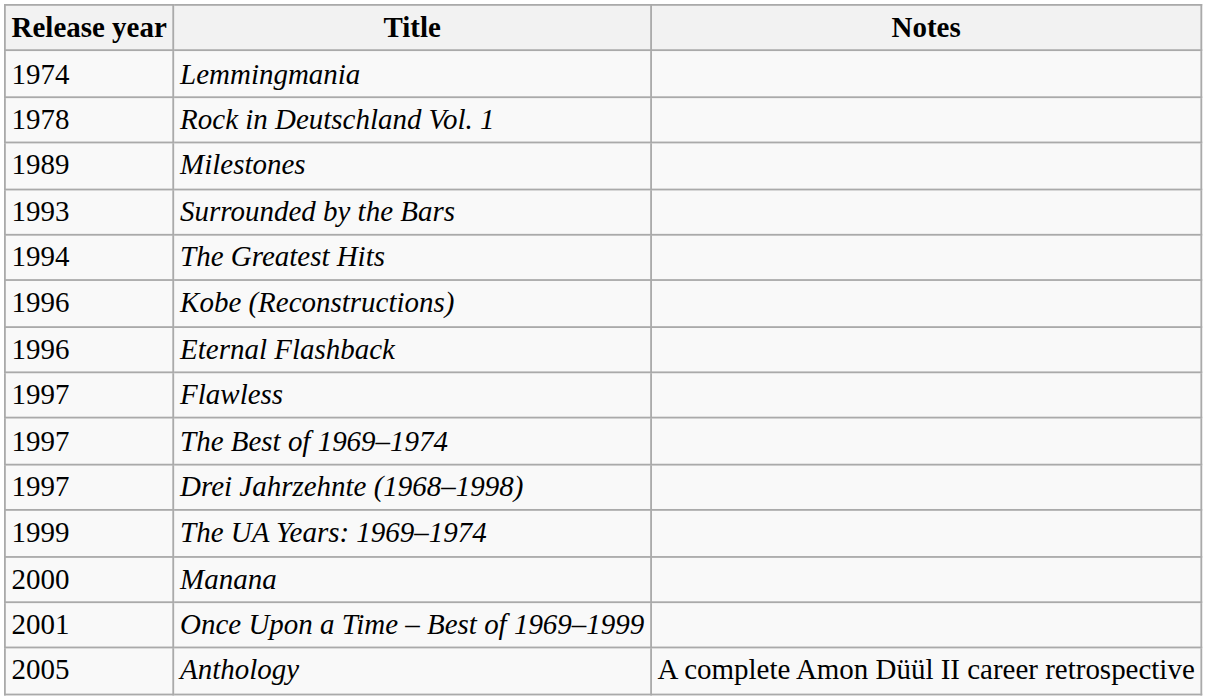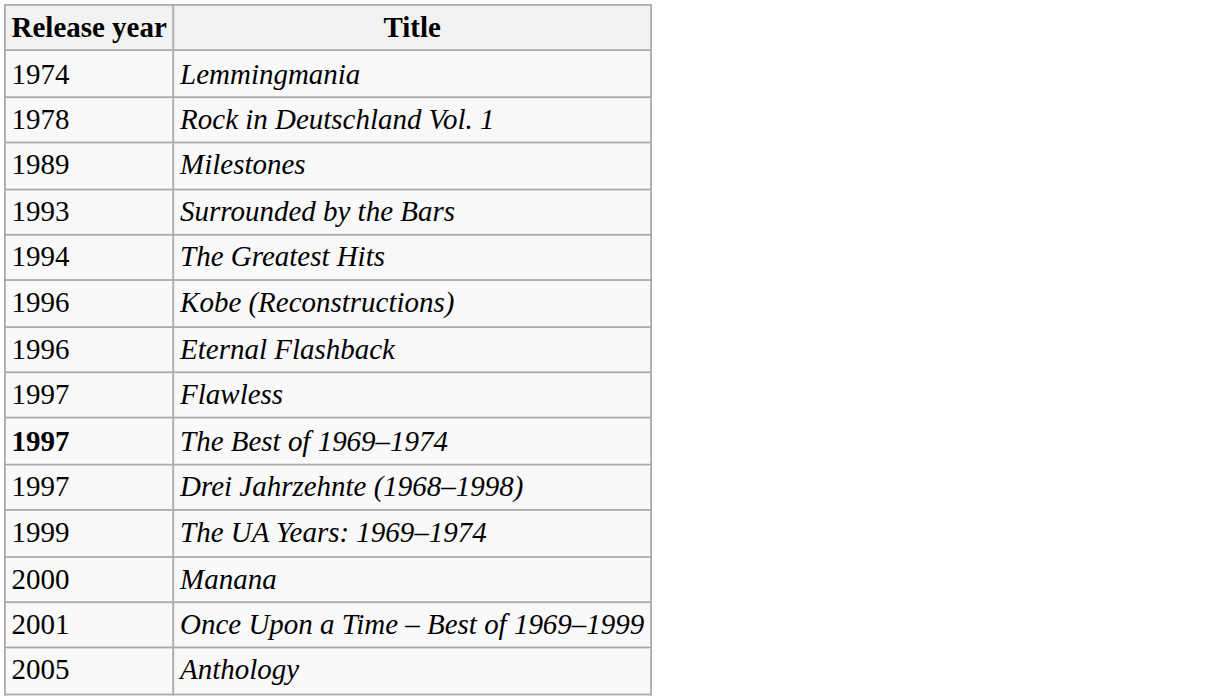- column: (926, 27)
(41, 440) normal -> (41, 440) bold
